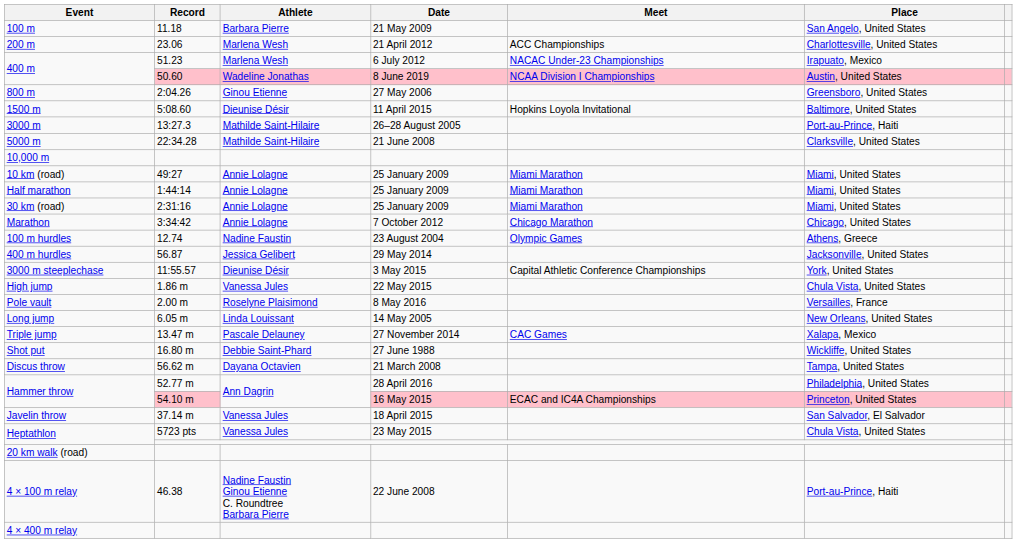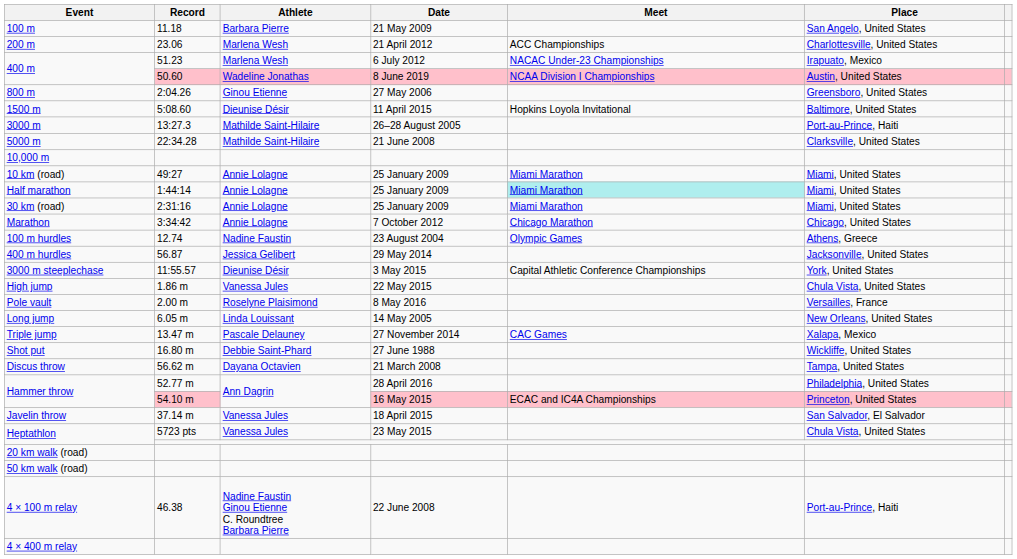(546, 190) no background -> (546, 190) paleturquoise background
+ row: (47, 469)
